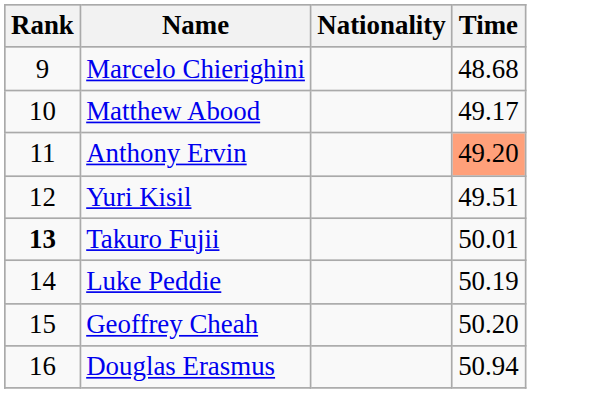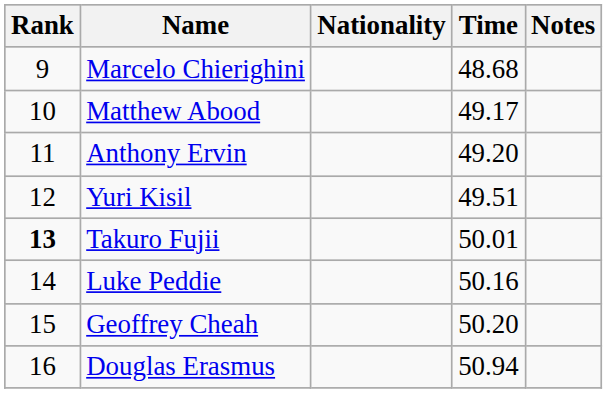+ column: (563, 25)
(488, 153) lightsalmon background -> (488, 153) no background
(488, 281) 50.19 -> (488, 281) 50.16
